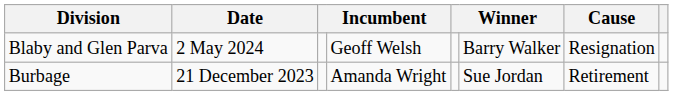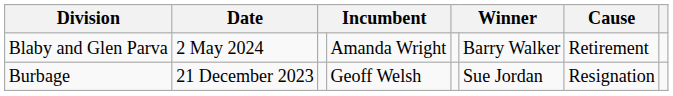(376, 47) Geoff Welsh -> (388, 47) Amanda Wright
(612, 47) Resignation -> (609, 47) Retirement
(388, 76) Amanda Wright -> (376, 76) Geoff Welsh
(609, 76) Retirement -> (612, 76) Resignation
